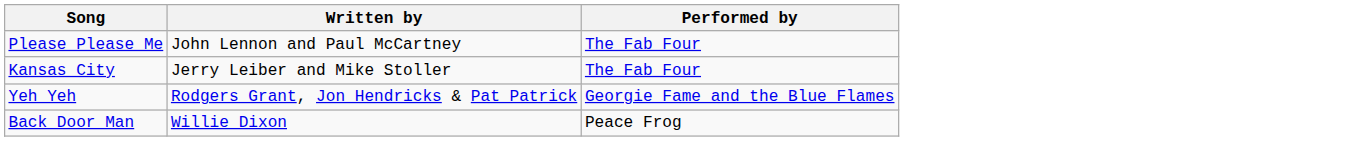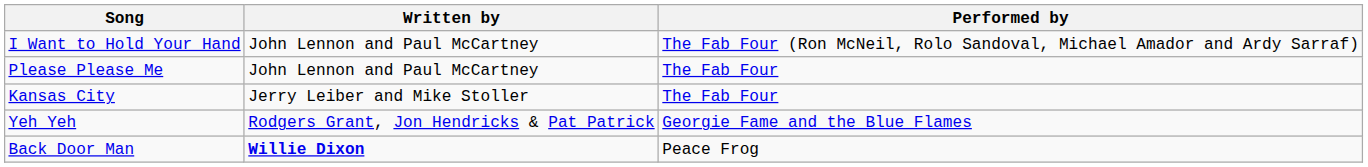+ row: (125, 44)
(229, 123) normal -> (306, 149) bold
